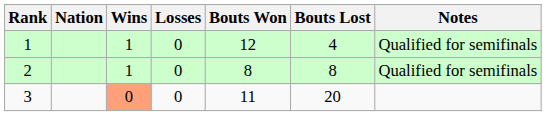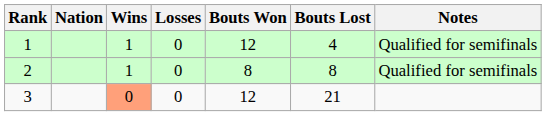(248, 96) 11 -> (248, 96) 12
(333, 96) 20 -> (333, 96) 21
